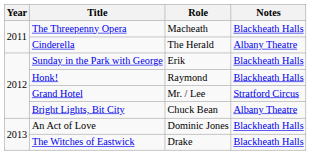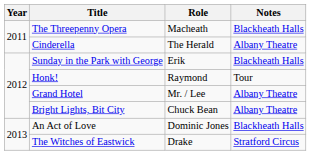(269, 77) Blackheath Halls -> (243, 77) Tour
(266, 93) Stratford Circus -> (265, 93) Albany Theatre
(269, 142) Blackheath Halls -> (266, 142) Stratford Circus
